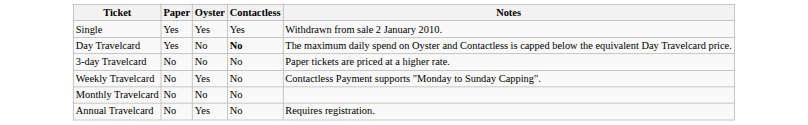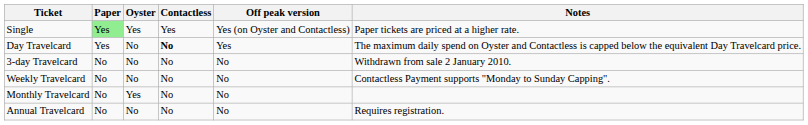+ column: (283, 12)
(171, 29) no background -> (102, 29) lightgreen background
(364, 29) Withdrawn from sale 2 January 2010. -> (437, 29) Paper tickets are priced at a higher rate.
(368, 62) Paper tickets are priced at a higher rate. -> (433, 62) Withdrawn from sale 2 January 2010.
(202, 78) Yes -> (132, 78) No
(201, 95) No -> (133, 95) Yes
(202, 111) Yes -> (132, 111) No
